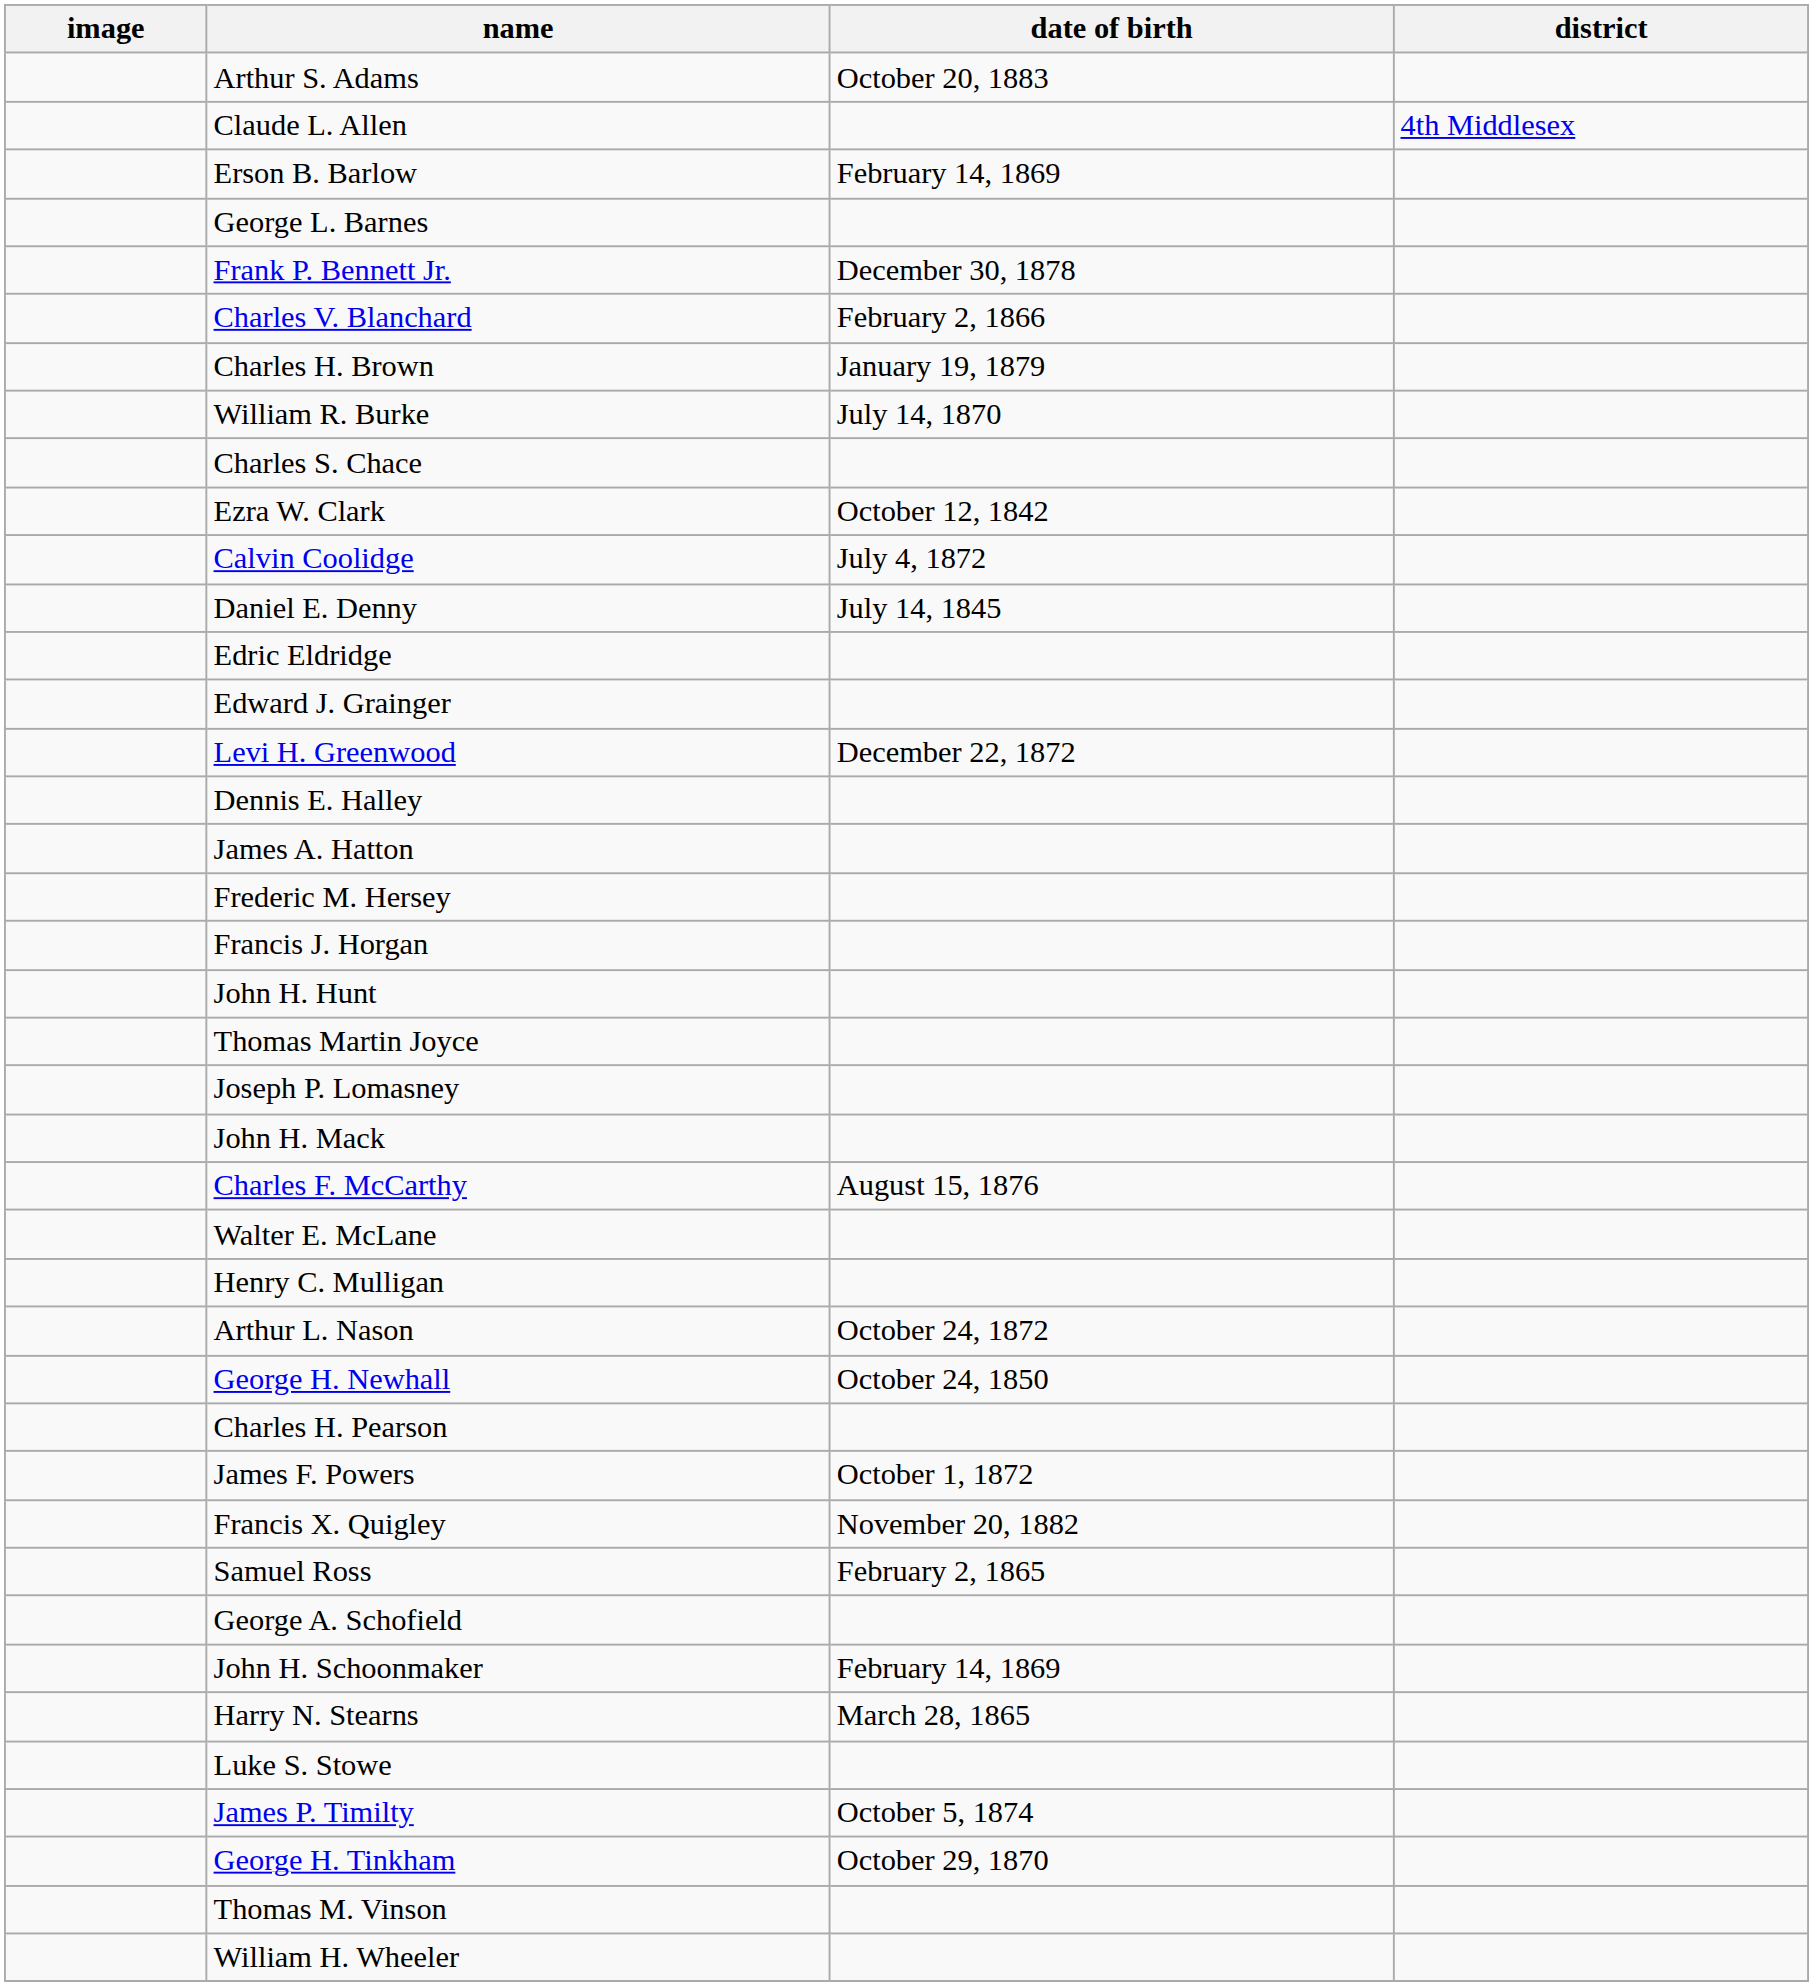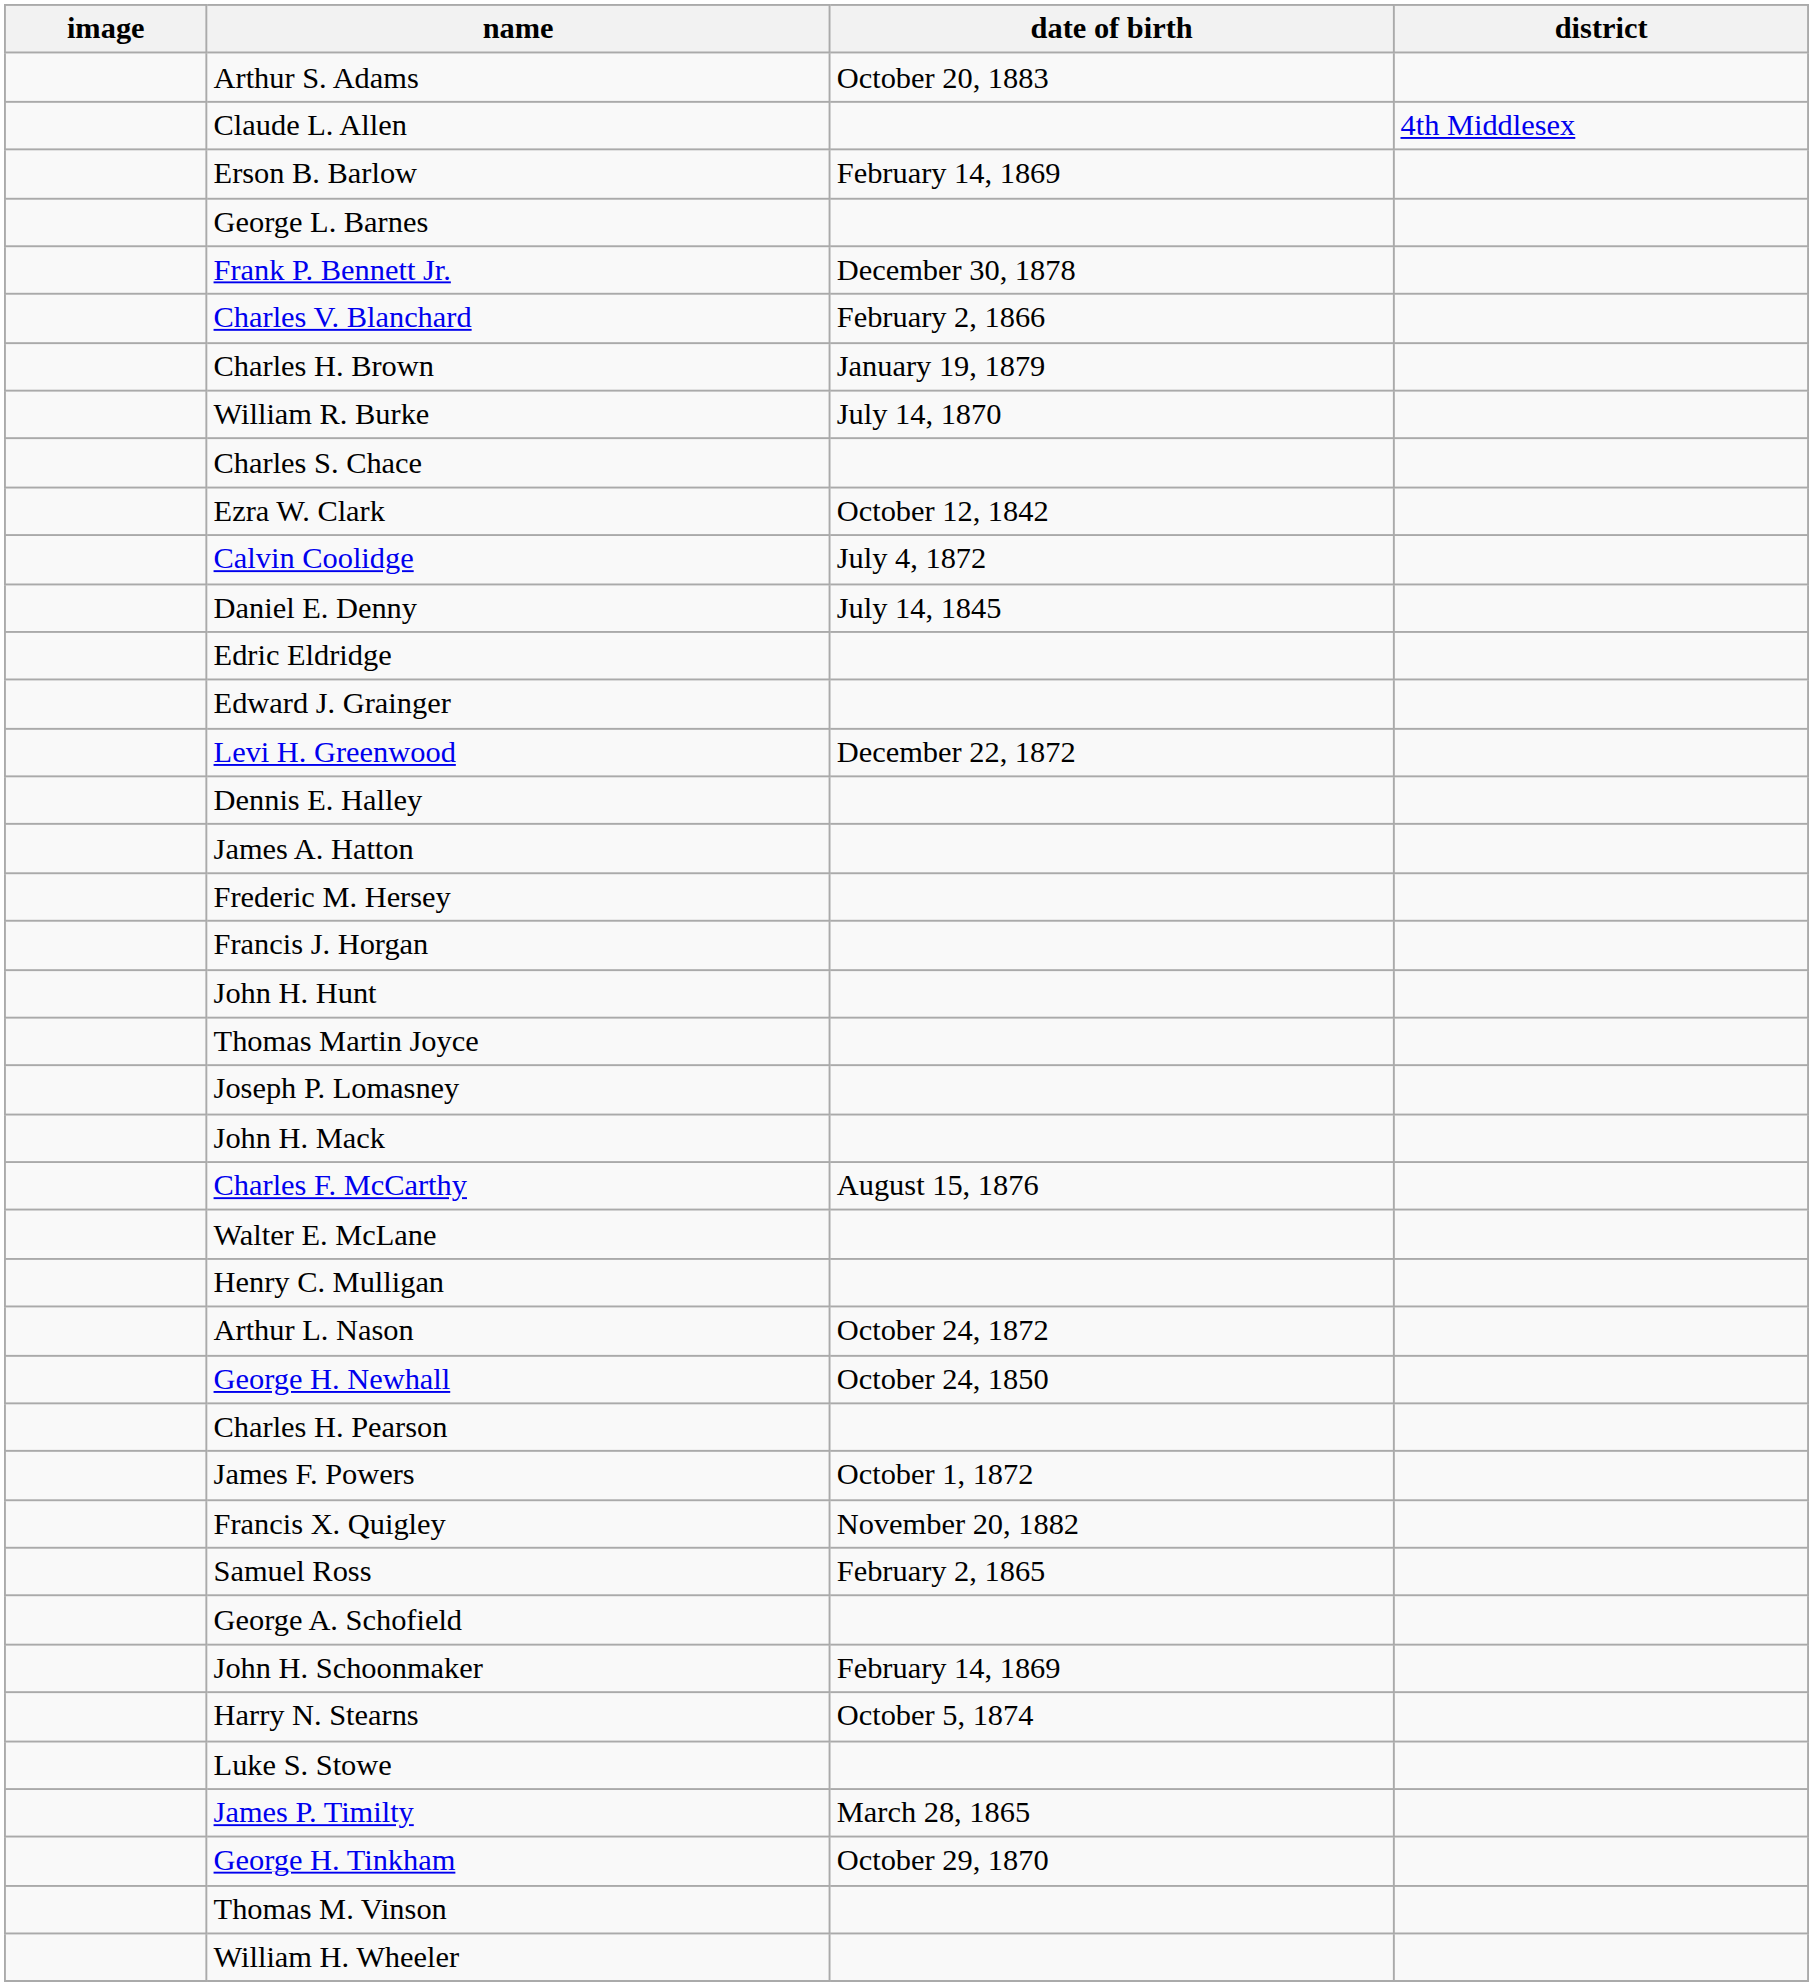(933, 1716) March 28, 1865 -> (935, 1716) October 5, 1874
(935, 1812) October 5, 1874 -> (933, 1812) March 28, 1865
